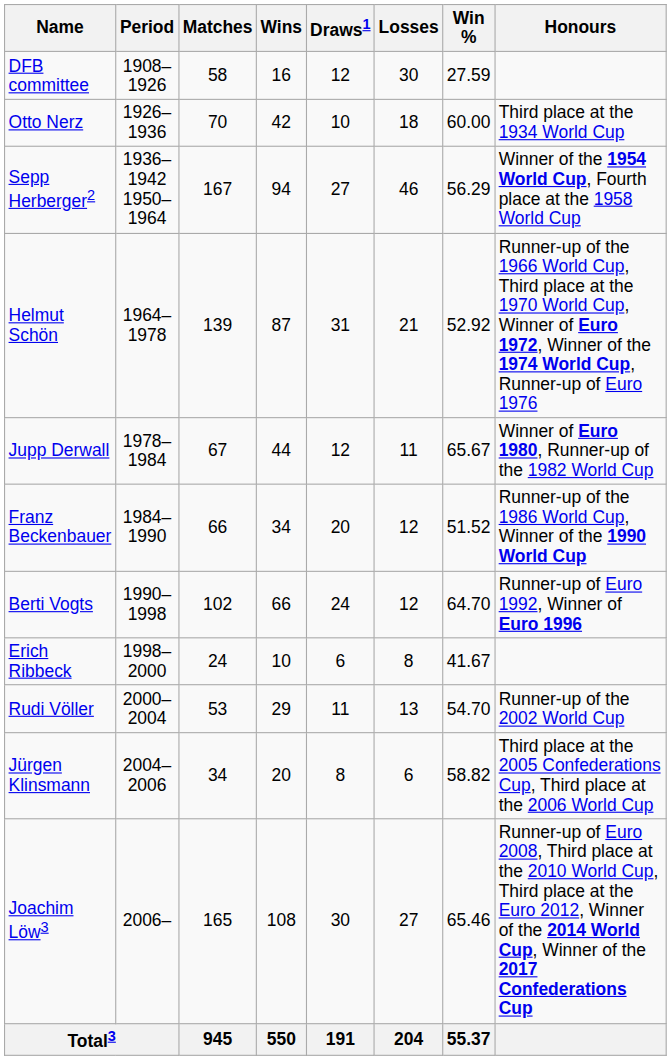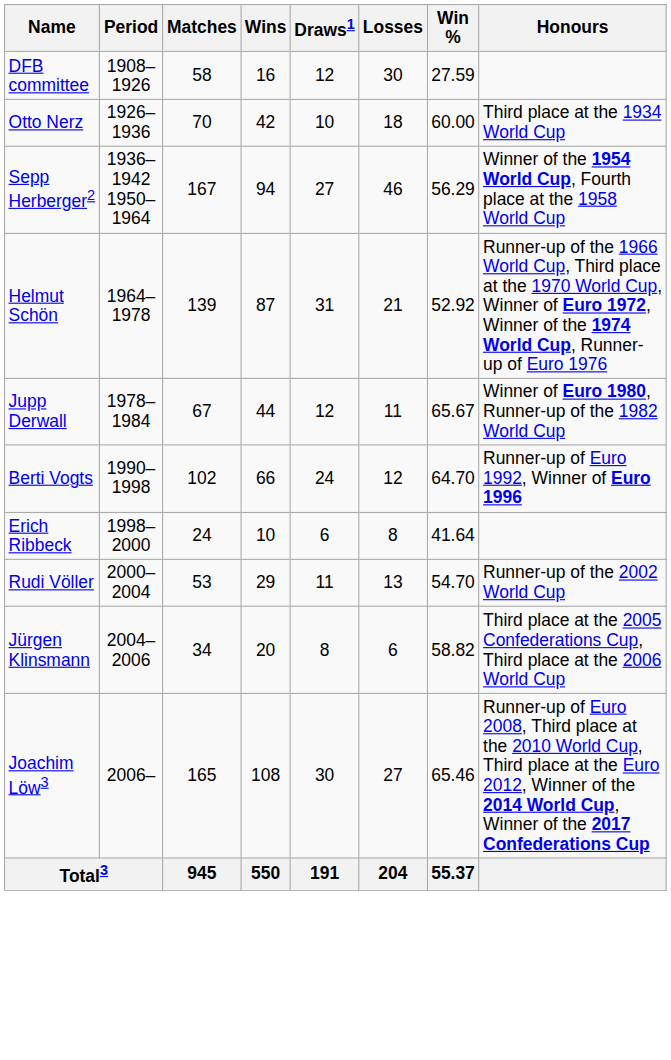- row: (60, 527)
(469, 661) 41.67 -> (453, 535) 41.64
